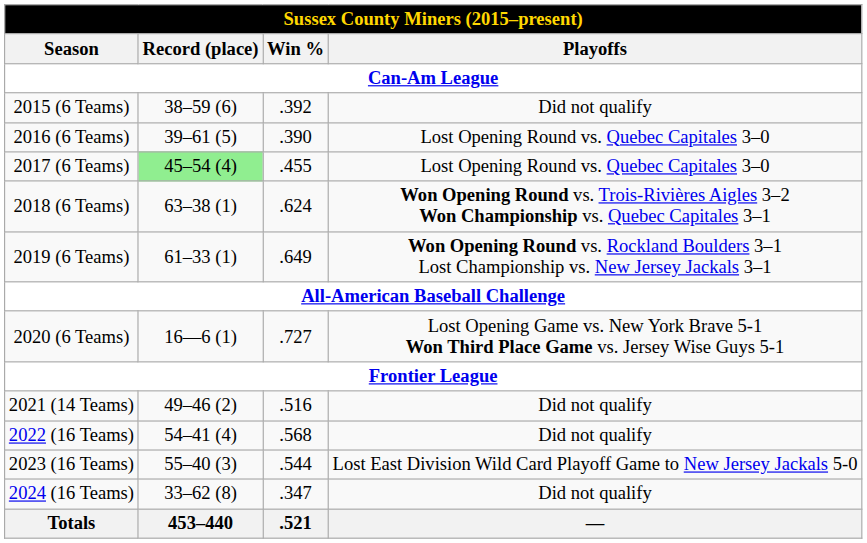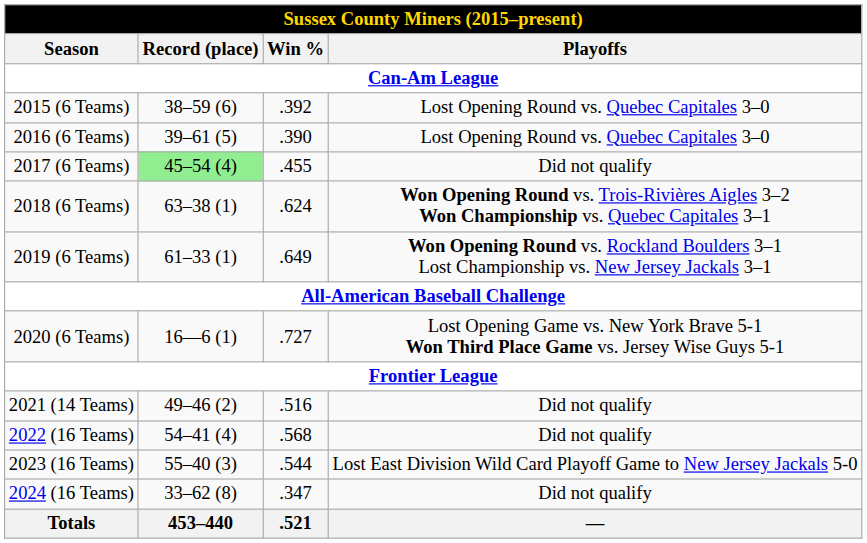(595, 107) Did not qualify -> (595, 107) Lost Opening Round vs. Quebec Capitales 3–0
(595, 166) Lost Opening Round vs. Quebec Capitales 3–0 -> (595, 166) Did not qualify
